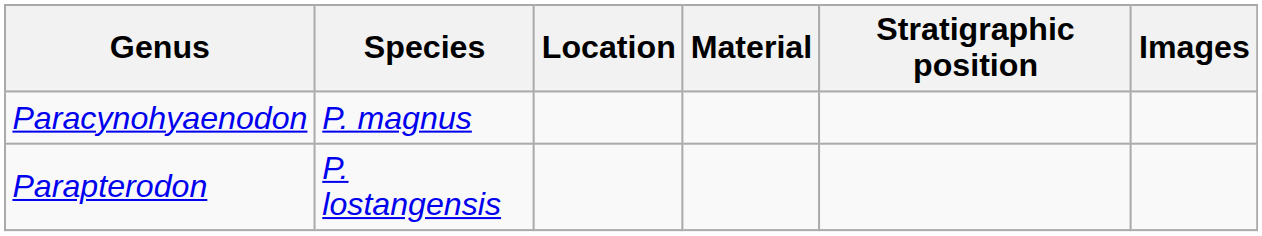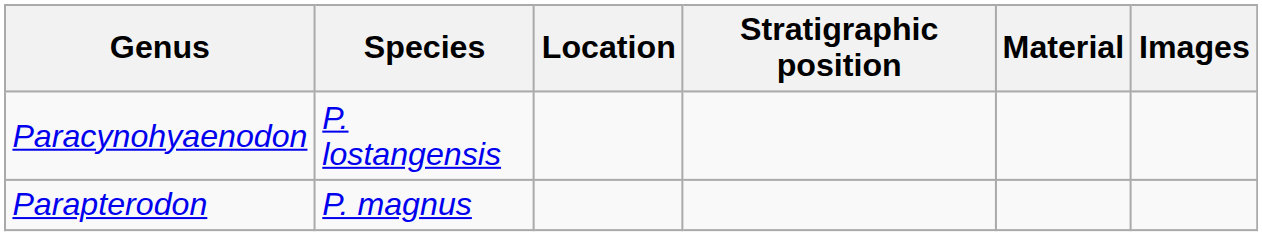columns swapped: (976, 48) <-> (751, 48)
(397, 117) P. magnus -> (412, 135) P. lostangensis
(412, 186) P. lostangensis -> (397, 204) P. magnus
